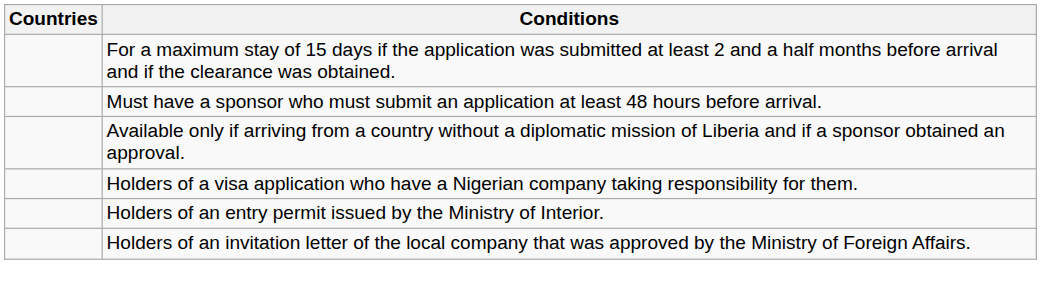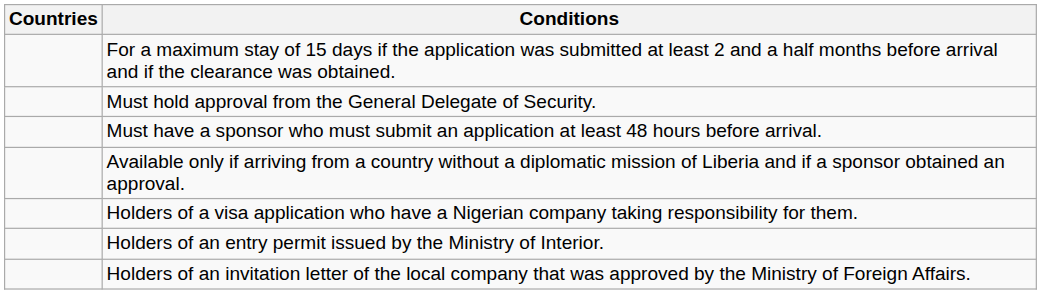+ row: (351, 101)
